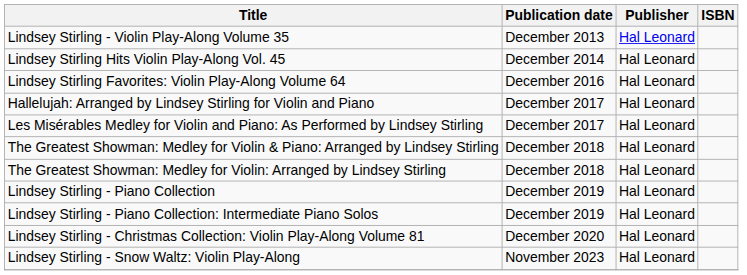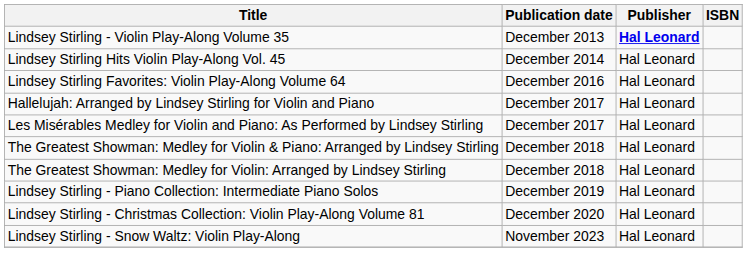(657, 37) normal -> (659, 37) bold
- row: (111, 192)
